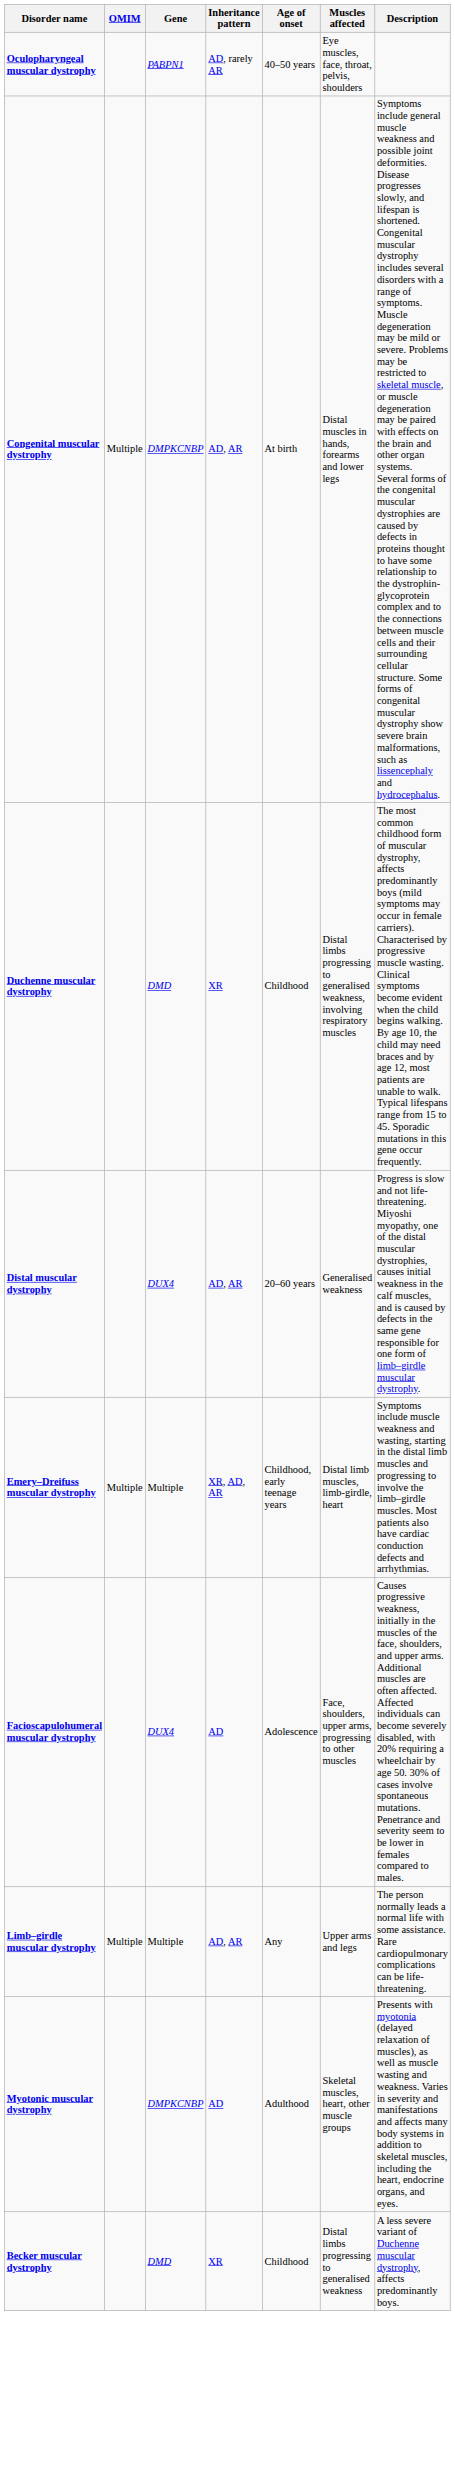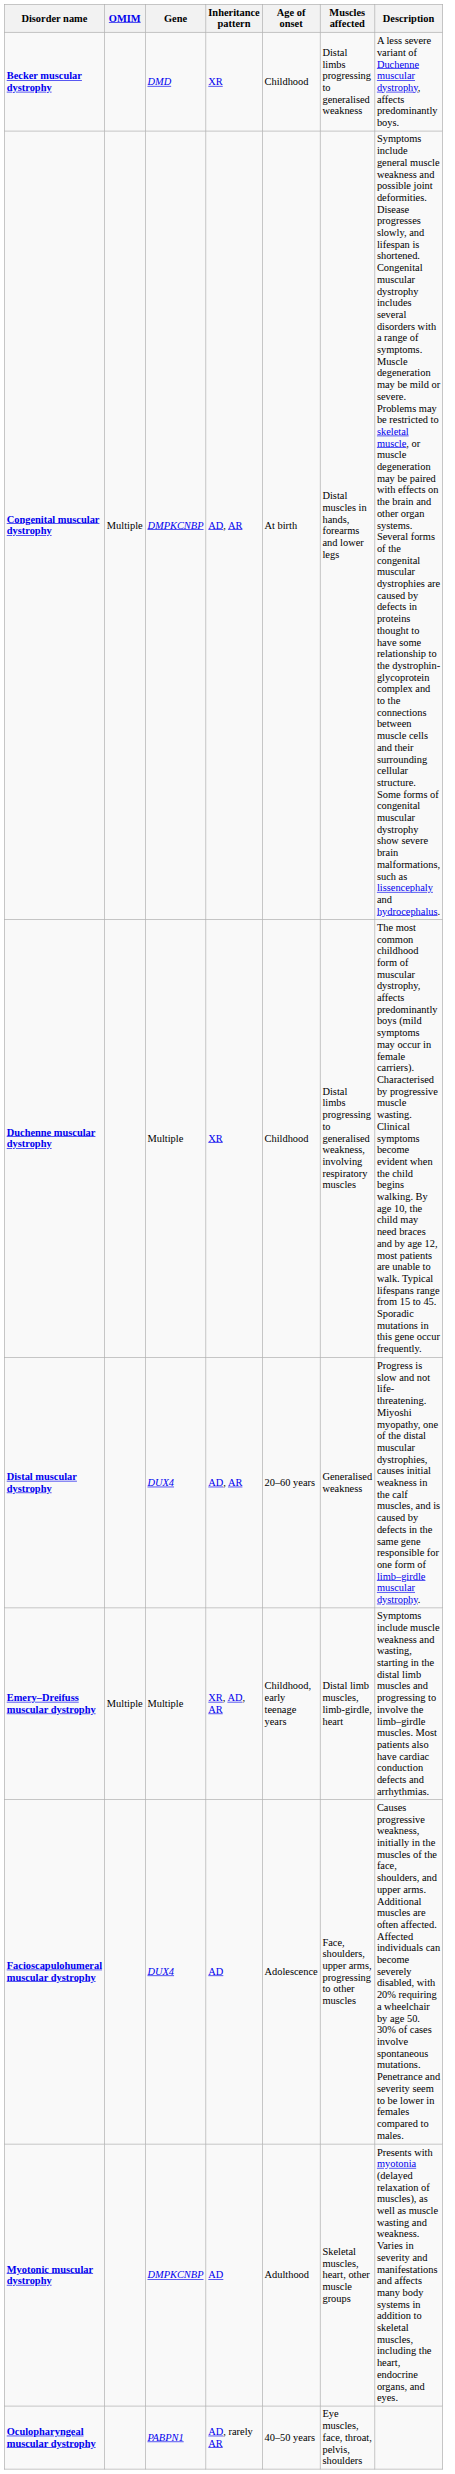rows swapped: (44, 2261) <-> (51, 64)
(159, 986) DMD -> (165, 1138) Multiple
- row: (51, 1941)
